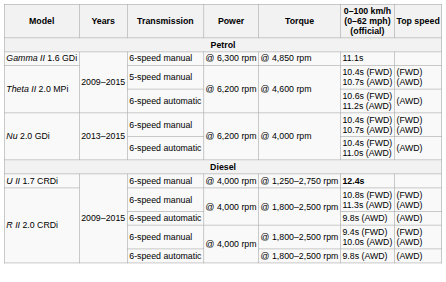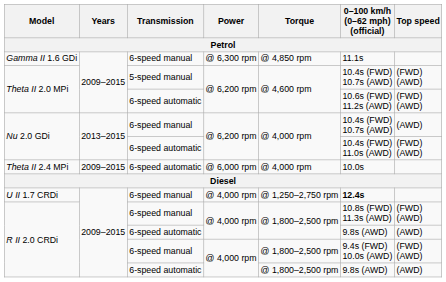(409, 101) (AWD) -> (409, 101) (FWD) (AWD)
(409, 125) (FWD) (AWD) -> (409, 125) (AWD)
(409, 149) (AWD) -> (409, 149) (FWD) (AWD)
+ row: (37, 167)
